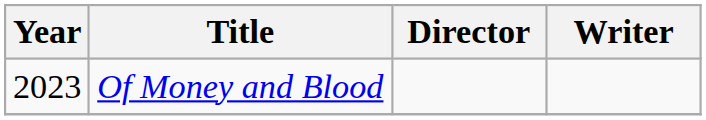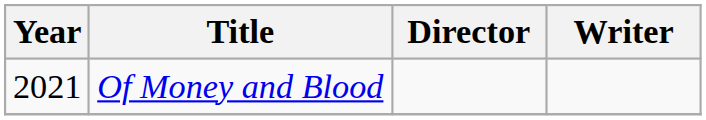(47, 85) 2023 -> (47, 85) 2021
